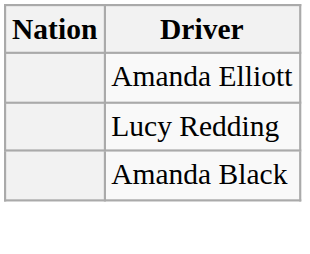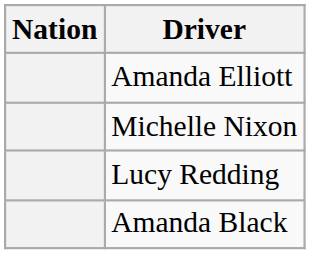+ row: (204, 125)
